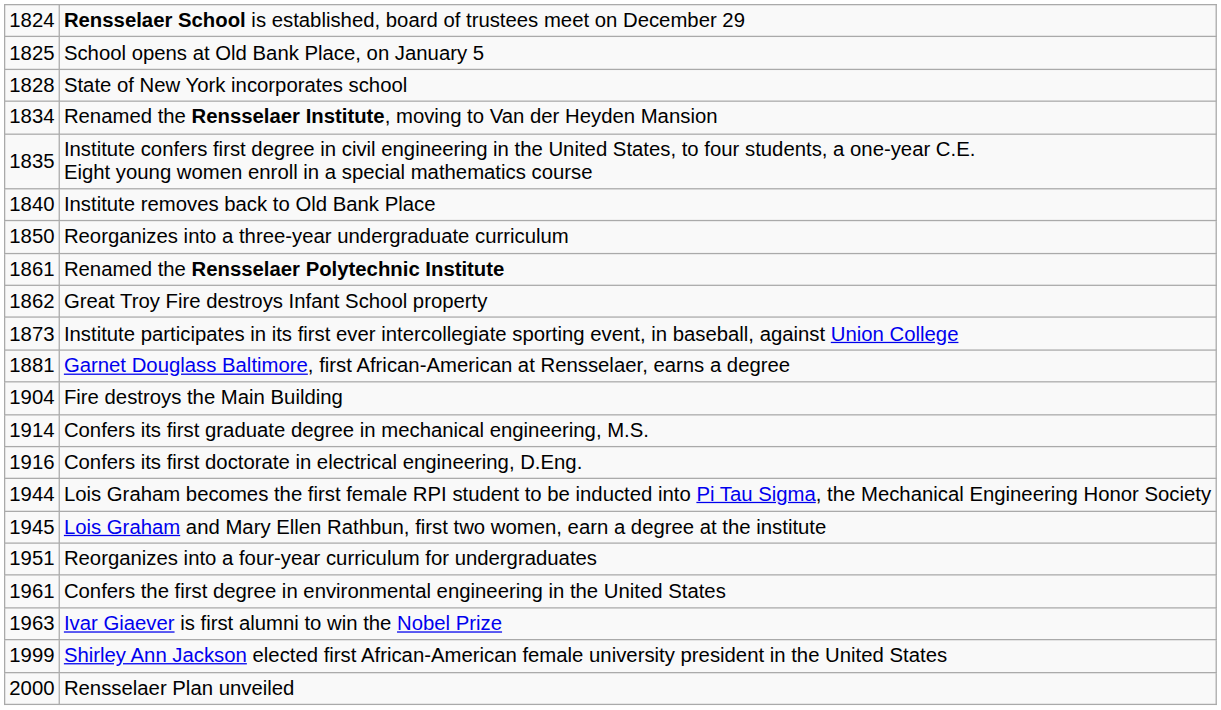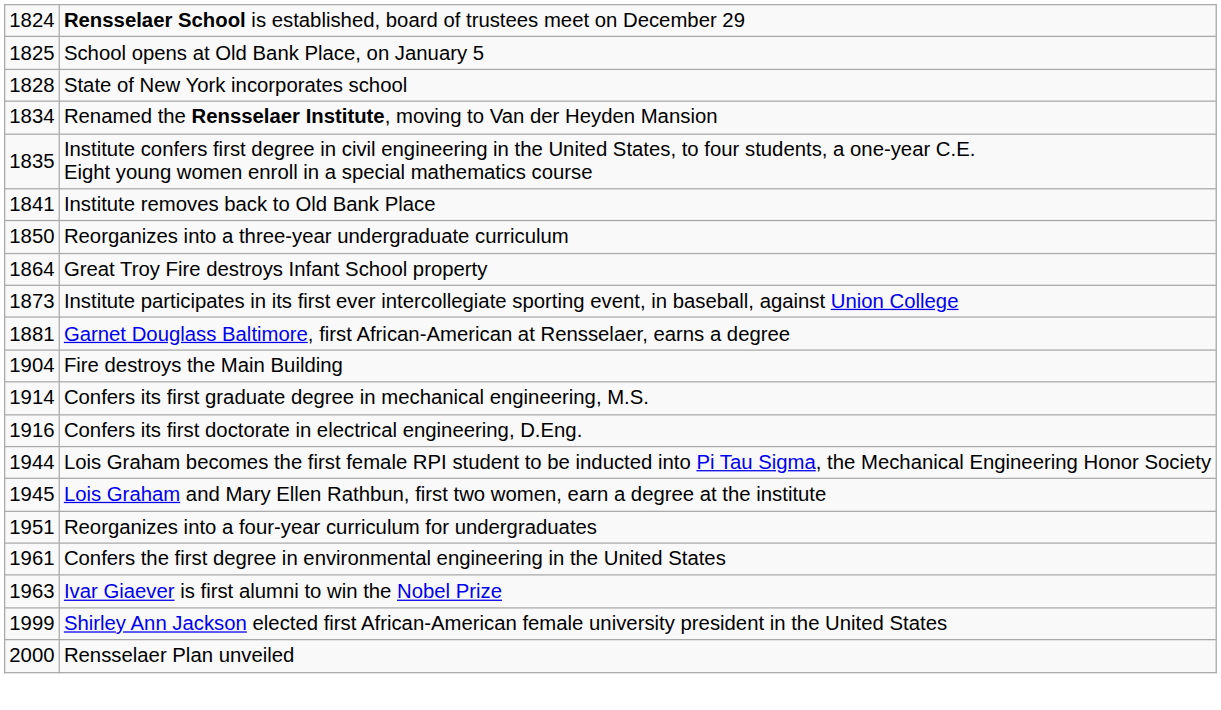(32, 204) 1840 -> (32, 204) 1841
- row: (284, 269)
(32, 301) 1862 -> (32, 269) 1864
